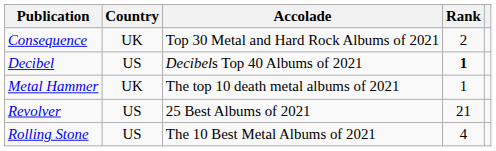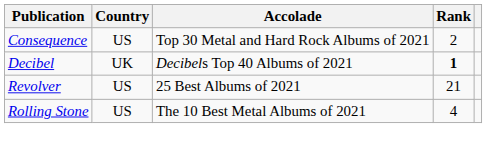(132, 39) UK -> (122, 39) US
(132, 63) US -> (122, 63) UK
- row: (53, 87)
